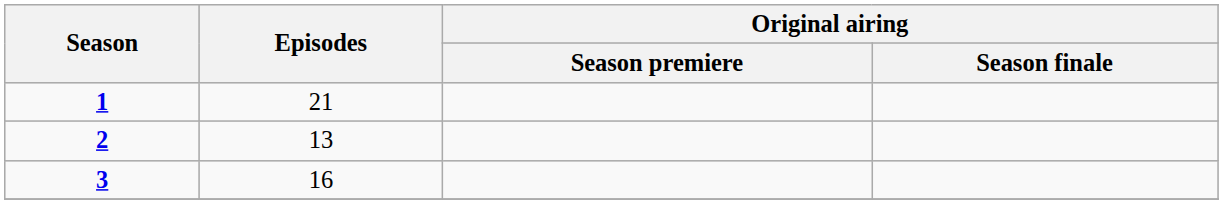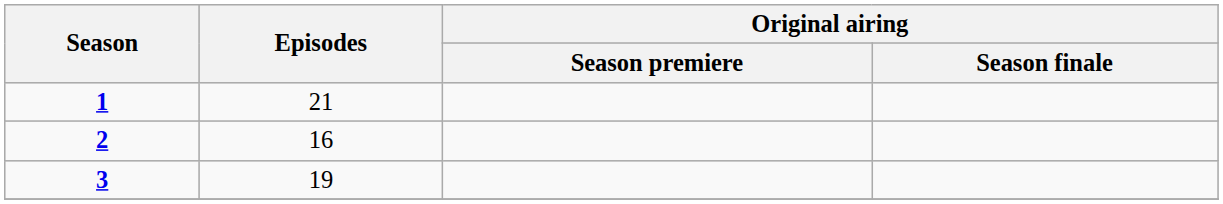(321, 140) 13 -> (321, 140) 16
(321, 179) 16 -> (321, 179) 19
